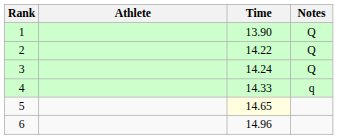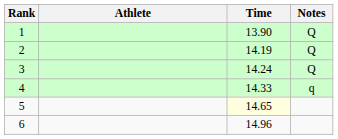(259, 50) 14.22 -> (259, 50) 14.19
